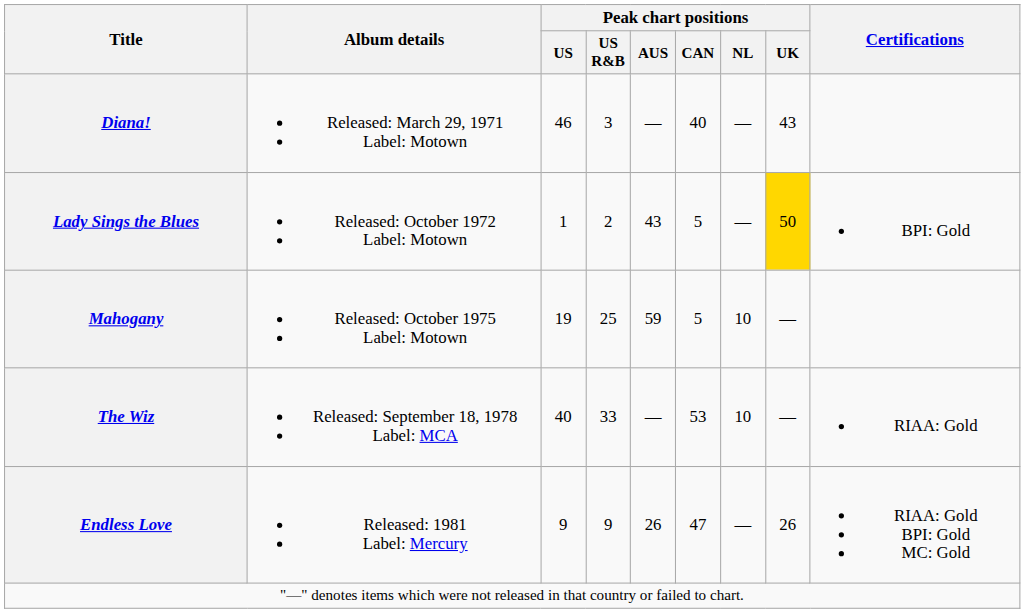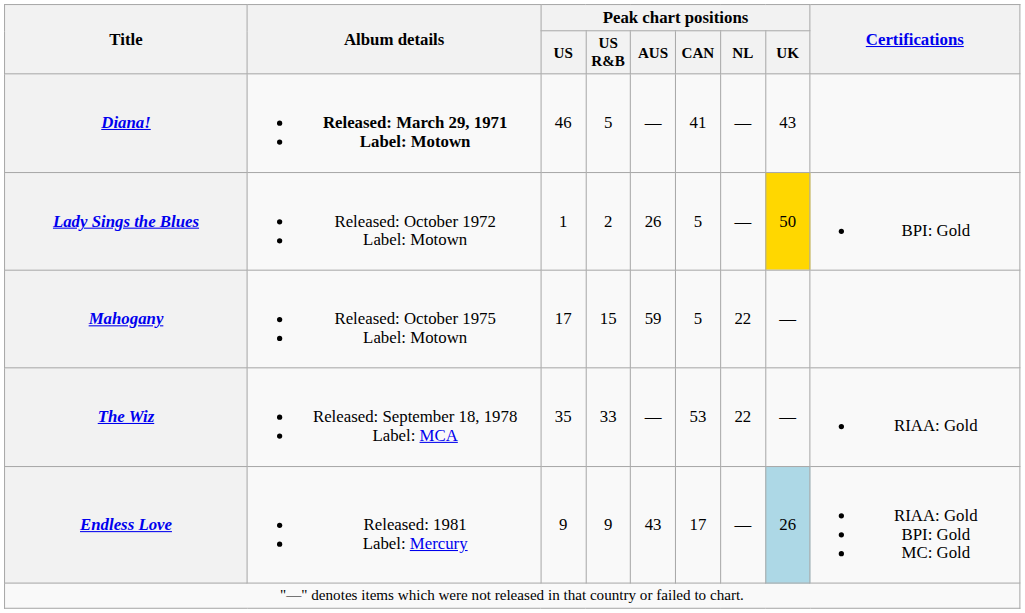(394, 132) normal -> (394, 132) bold
(608, 122) 3 -> (608, 122) 5
(698, 122) 40 -> (698, 122) 41
(653, 220) 43 -> (653, 220) 26
(563, 319) 19 -> (563, 319) 17
(608, 319) 25 -> (608, 319) 15
(743, 319) 10 -> (743, 319) 22
(563, 417) 40 -> (563, 417) 35
(743, 417) 10 -> (743, 417) 22
(653, 524) 26 -> (653, 524) 43
(698, 524) 47 -> (698, 524) 17
(788, 524) no background -> (788, 524) lightblue background
